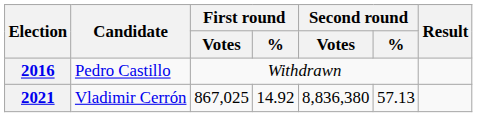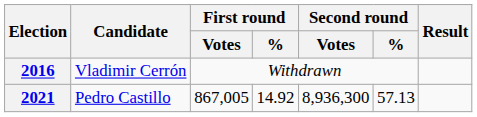(123, 71) Pedro Castillo -> (131, 71) Vladimir Cerrón
(131, 97) Vladimir Cerrón -> (123, 97) Pedro Castillo
(221, 97) 867,025 -> (221, 97) 867,005
(336, 97) 8,836,380 -> (336, 97) 8,936,300
